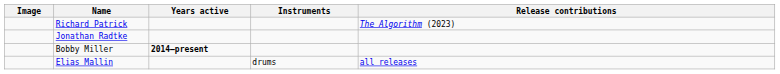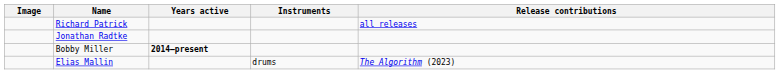(408, 24) The Algorithm (2023) -> (388, 24) all releases
(388, 62) all releases -> (408, 62) The Algorithm (2023)
